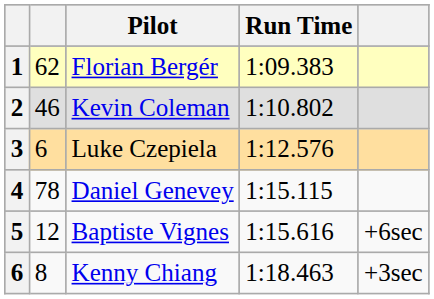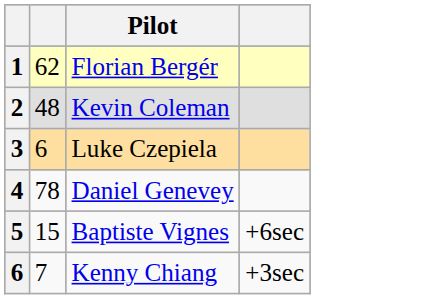- column: (299, 25)
(47, 108) 46 -> (47, 108) 48
(47, 232) 12 -> (47, 232) 15
(41, 273) 8 -> (41, 273) 7
